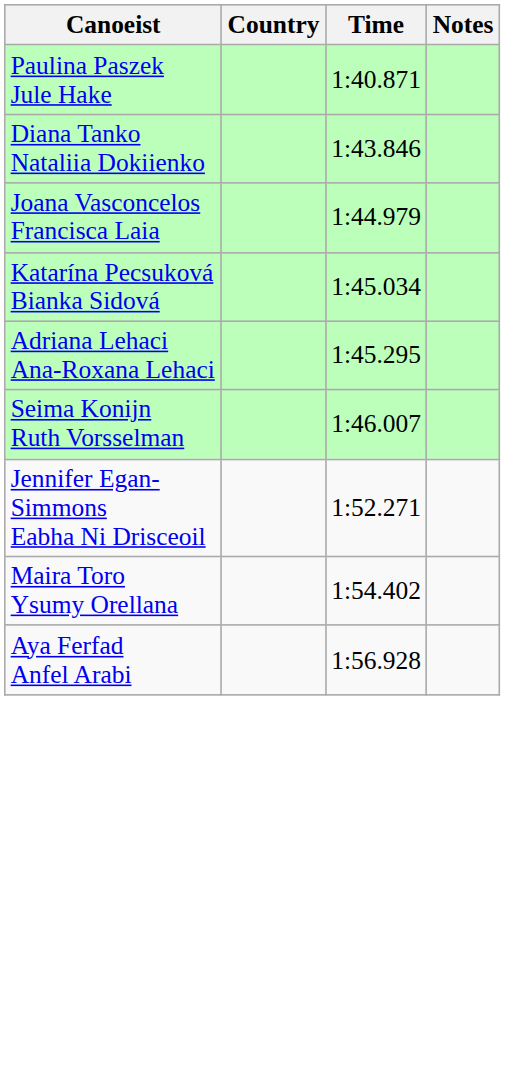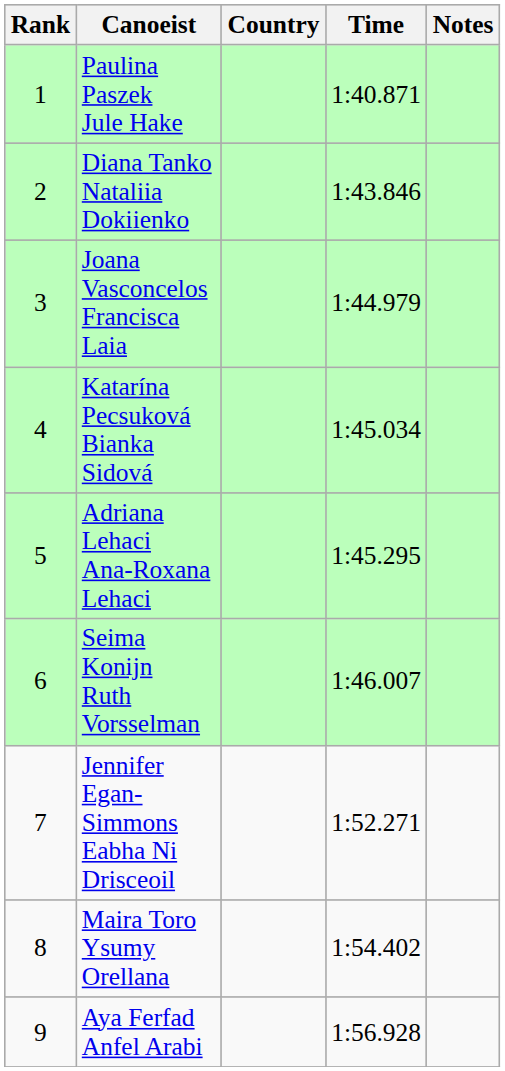+ column: (40, 24)
